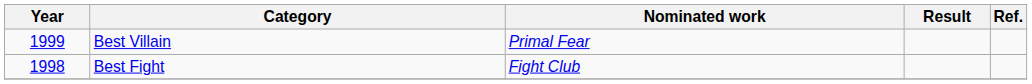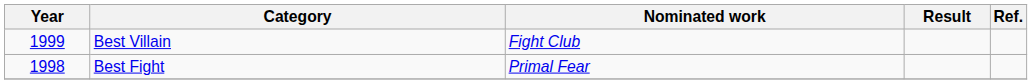(549, 41) Primal Fear -> (544, 41) Fight Club
(544, 66) Fight Club -> (549, 66) Primal Fear
